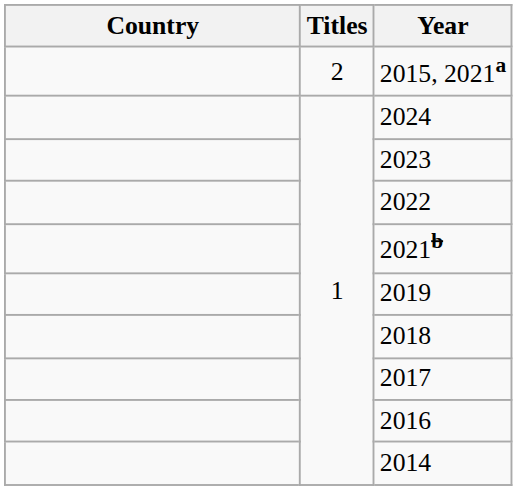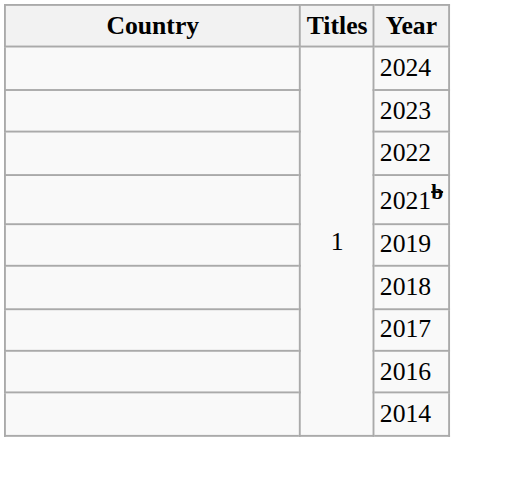- row: (443, 71)
